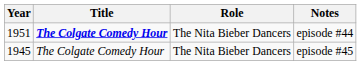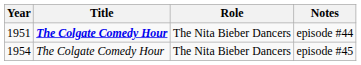(19, 51) 1945 -> (19, 51) 1954
